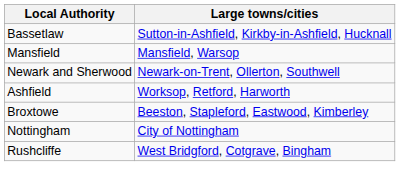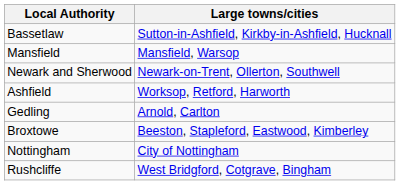+ row: (28, 111)
